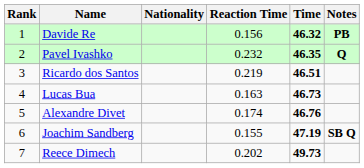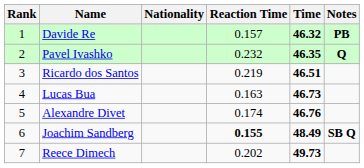(248, 34) 0.156 -> (248, 34) 0.157
(248, 133) normal -> (248, 133) bold
(307, 133) 47.19 -> (307, 133) 48.49
